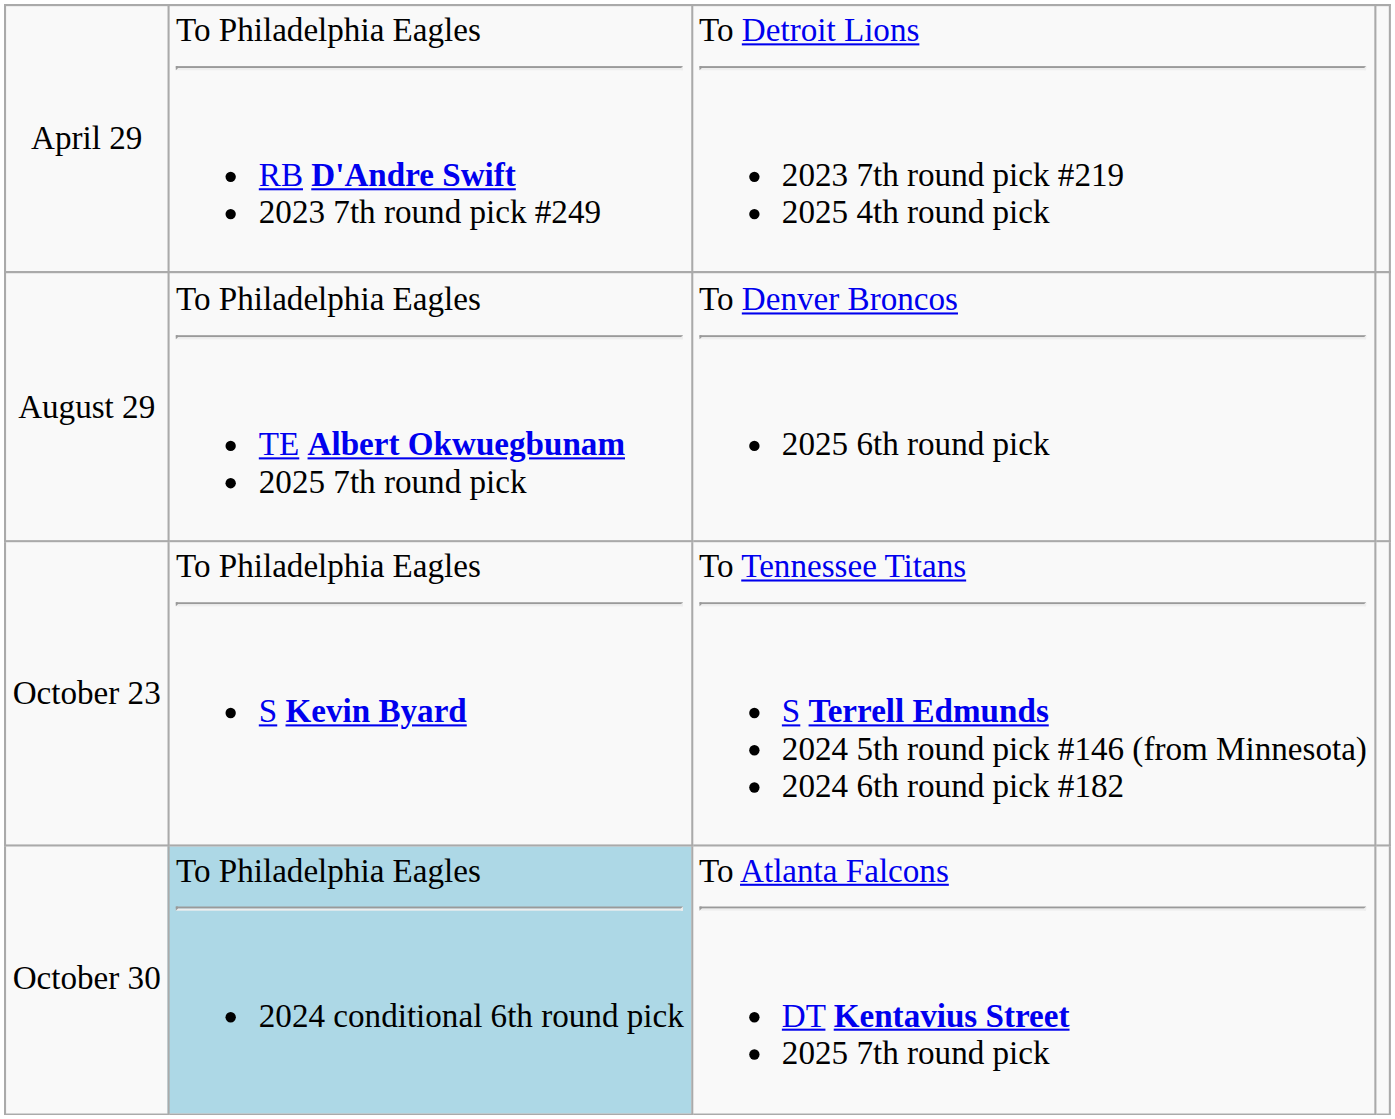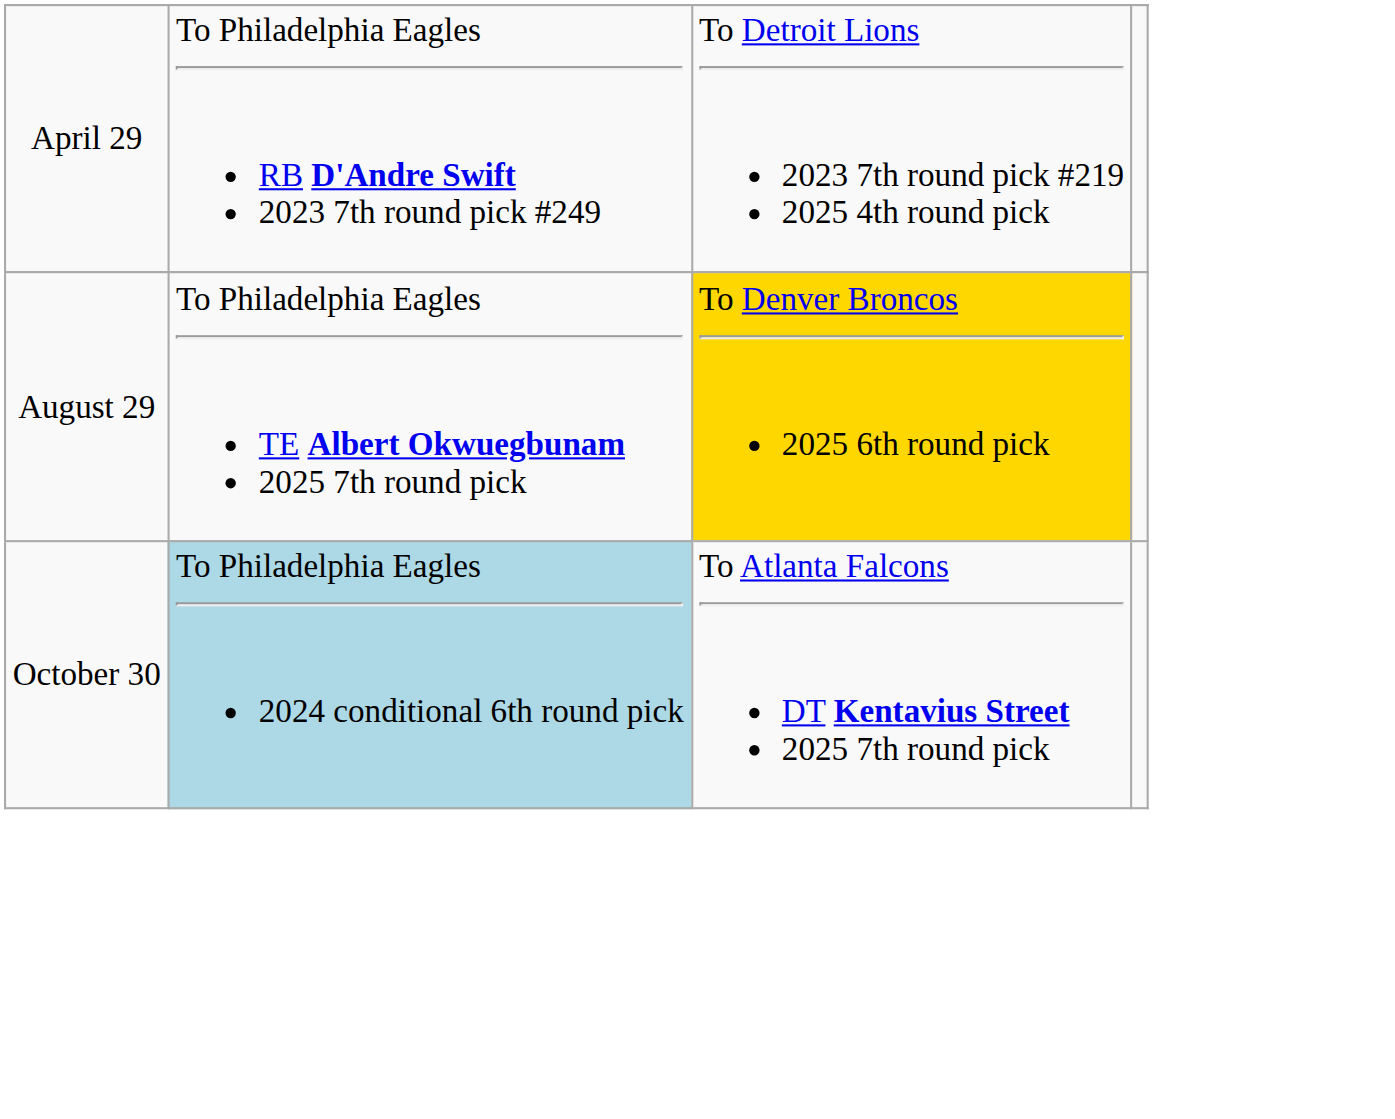(1033, 372) no background -> (912, 372) gold background
- row: (87, 692)
